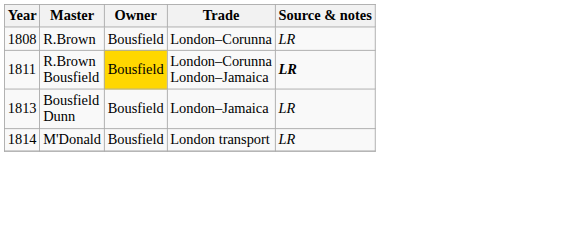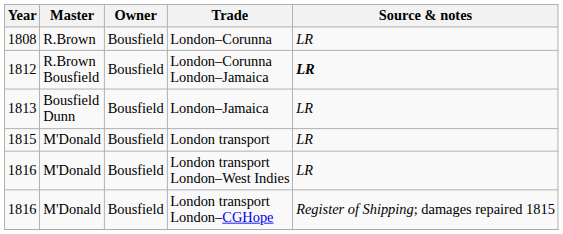(22, 69) 1811 -> (22, 69) 1812
(136, 69) gold background -> (136, 69) no background
(22, 139) 1814 -> (22, 139) 1815
+ row: (230, 170)
+ row: (222, 209)
